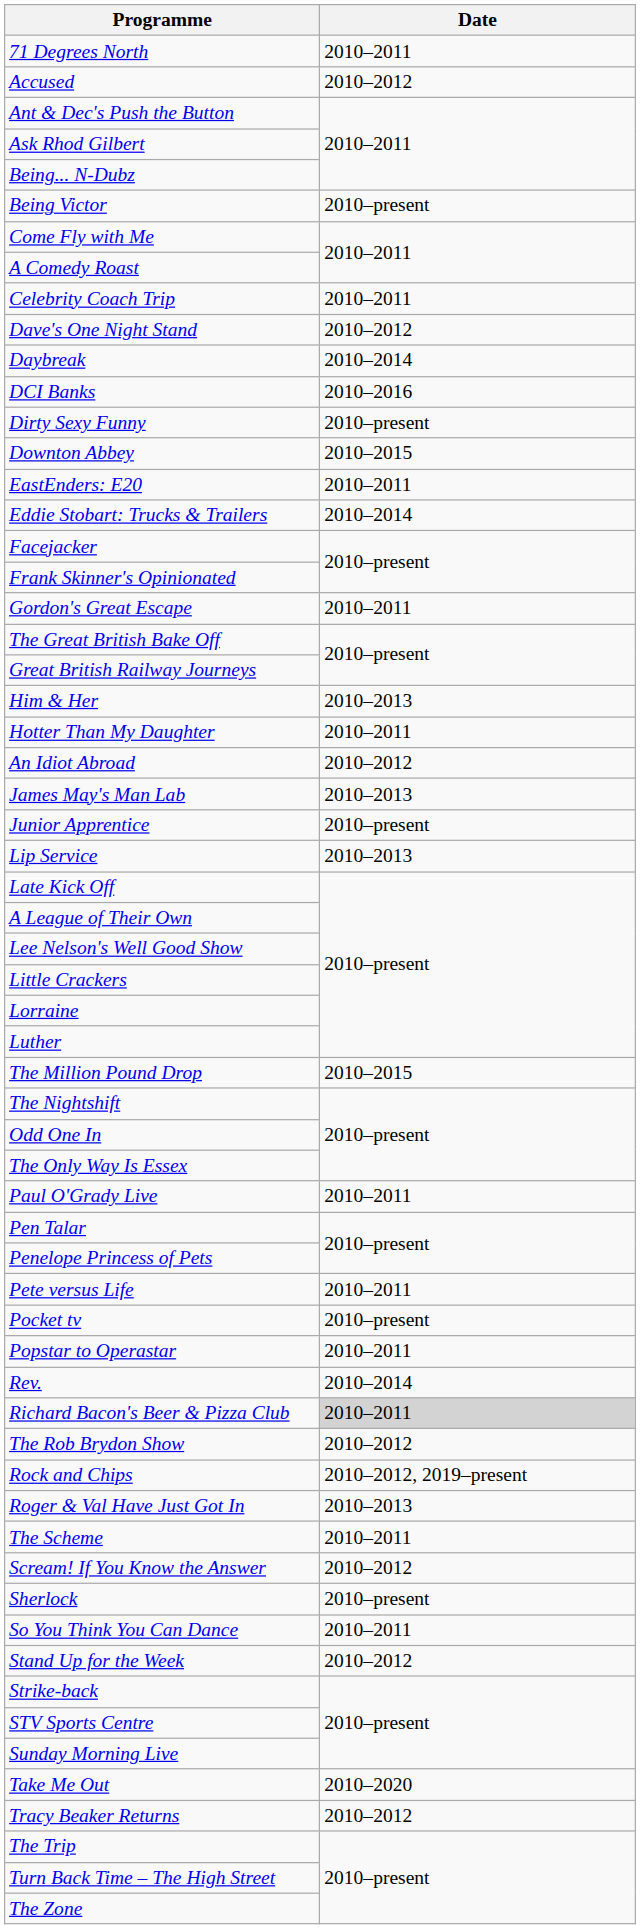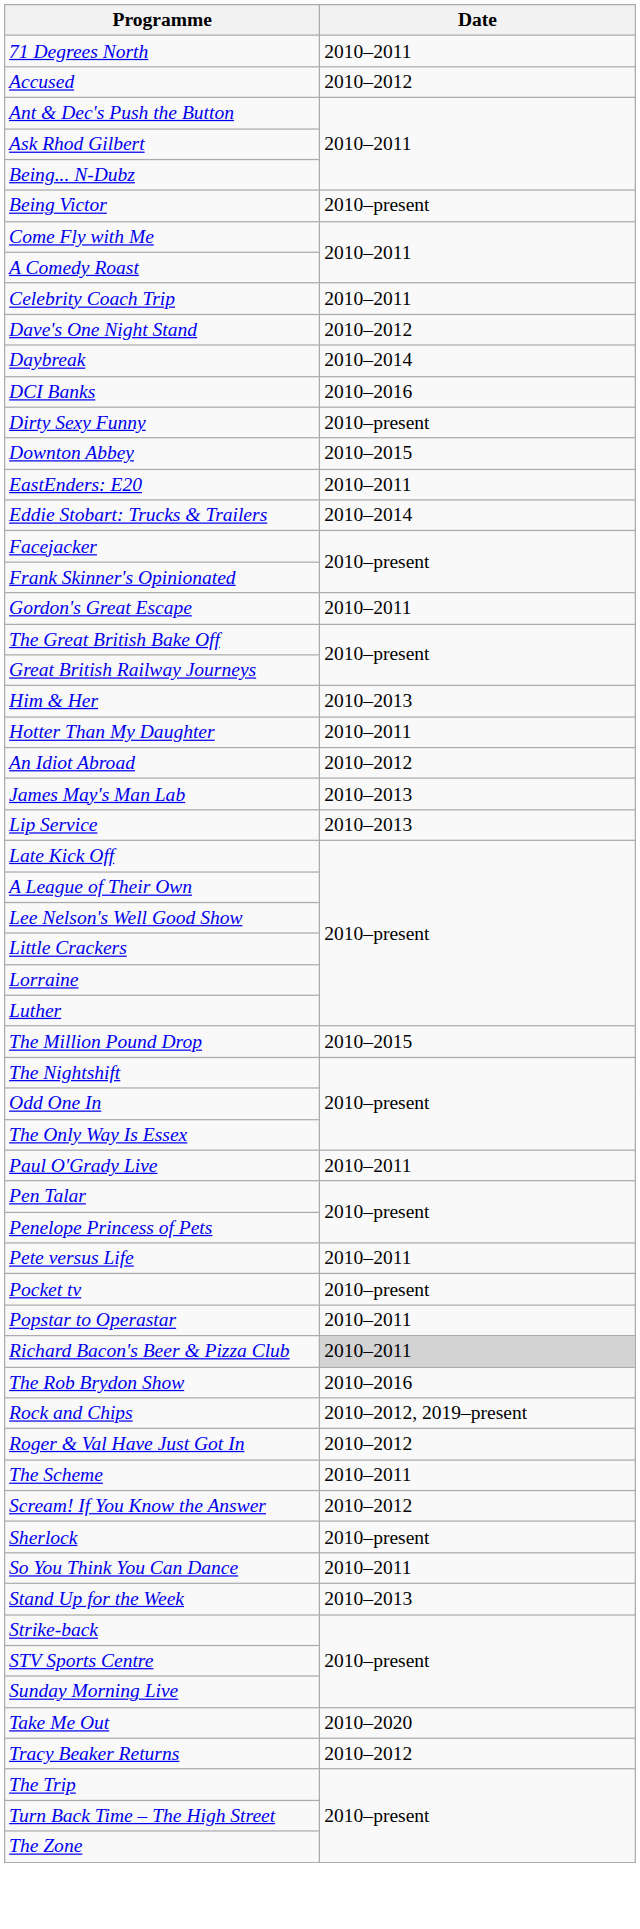- row: (79, 824)
- row: (25, 1382)
(368, 1444) 2010–2012 -> (368, 1382) 2010–2016
(368, 1505) 2010–2013 -> (368, 1444) 2010–2012
(368, 1660) 2010–2012 -> (368, 1598) 2010–2013
